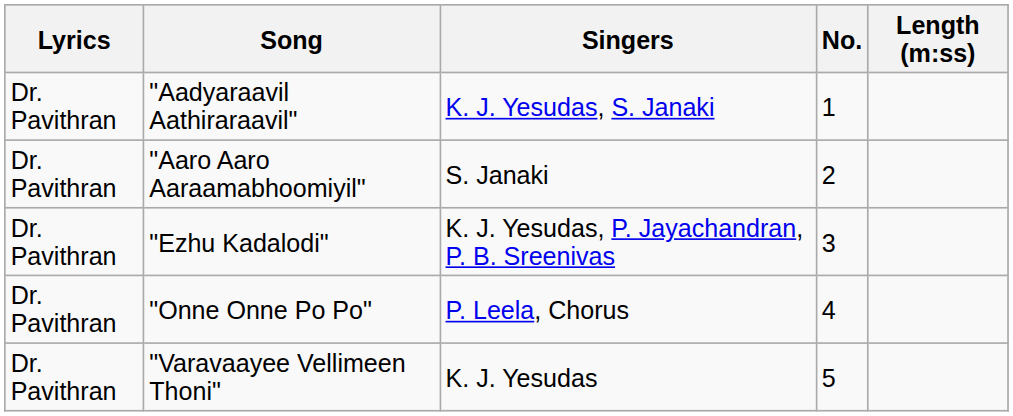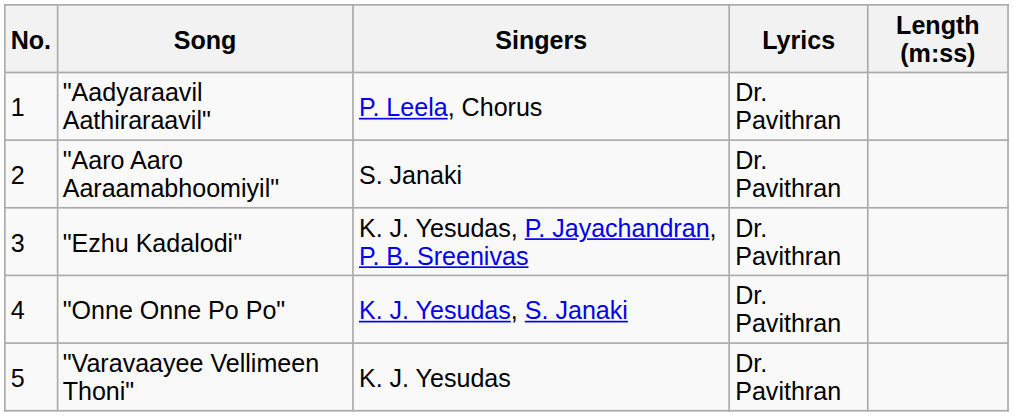columns swapped: (842, 39) <-> (74, 39)
(580, 107) K. J. Yesudas, S. Janaki -> (451, 107) P. Leela, Chorus
(537, 310) P. Leela, Chorus -> (493, 310) K. J. Yesudas, S. Janaki
